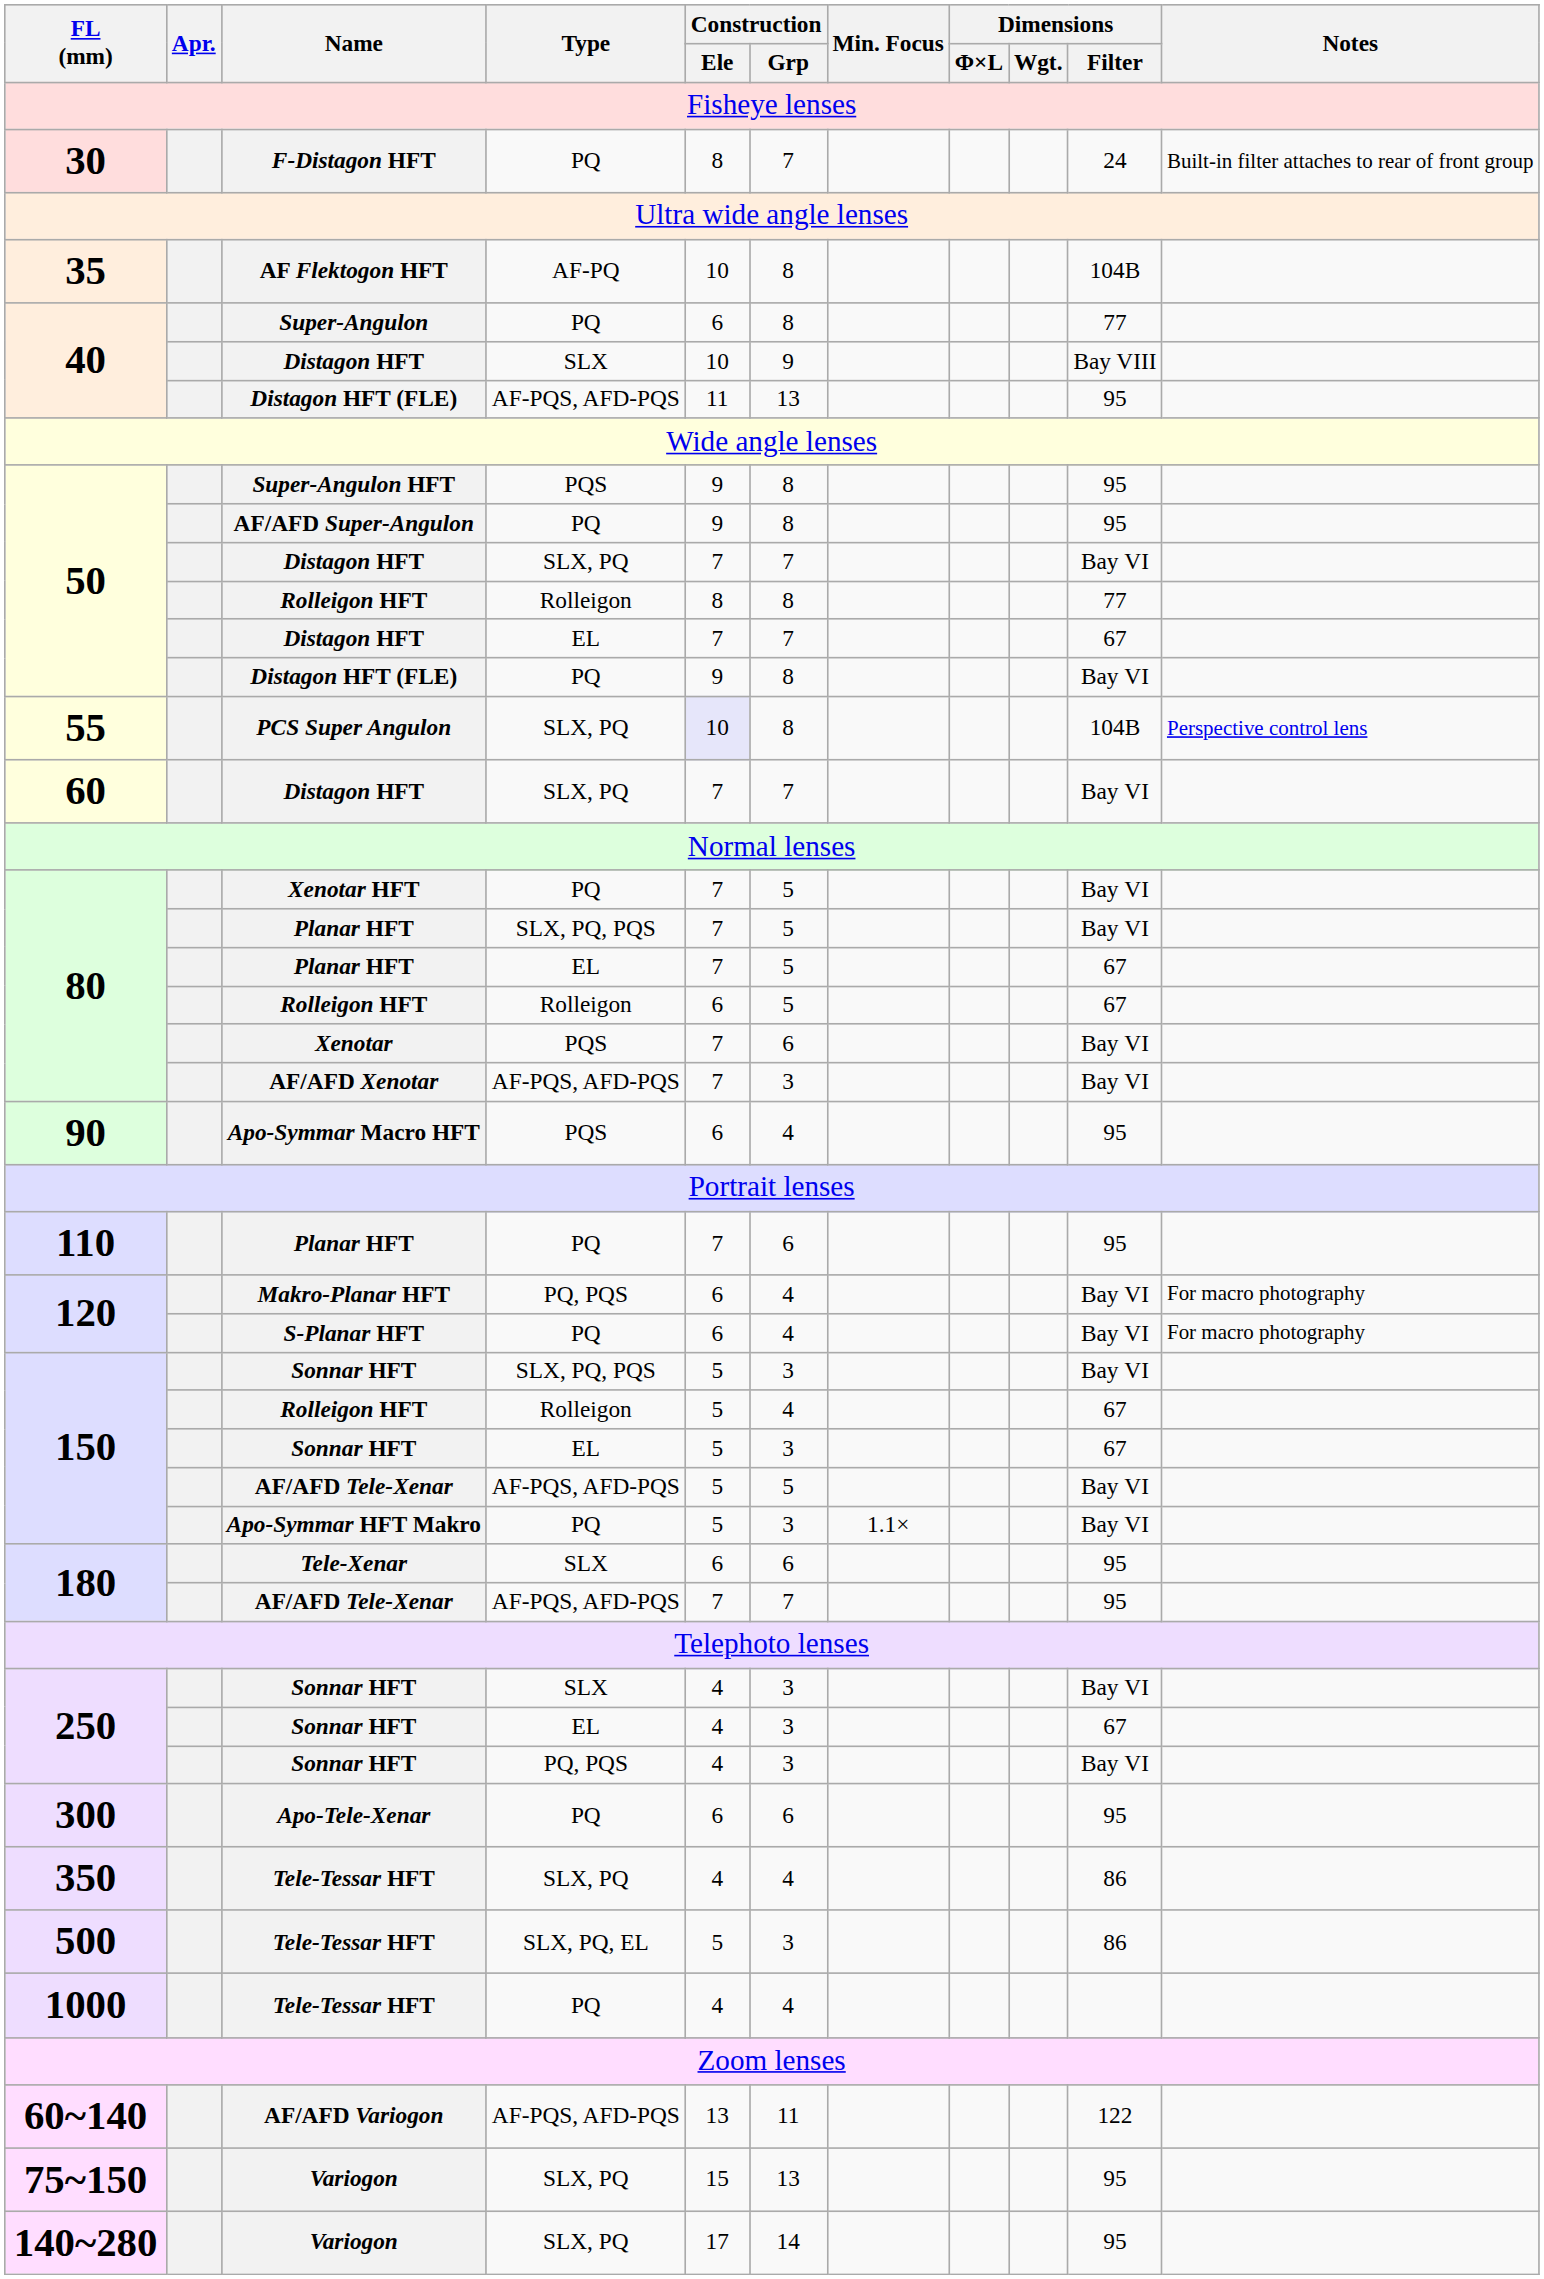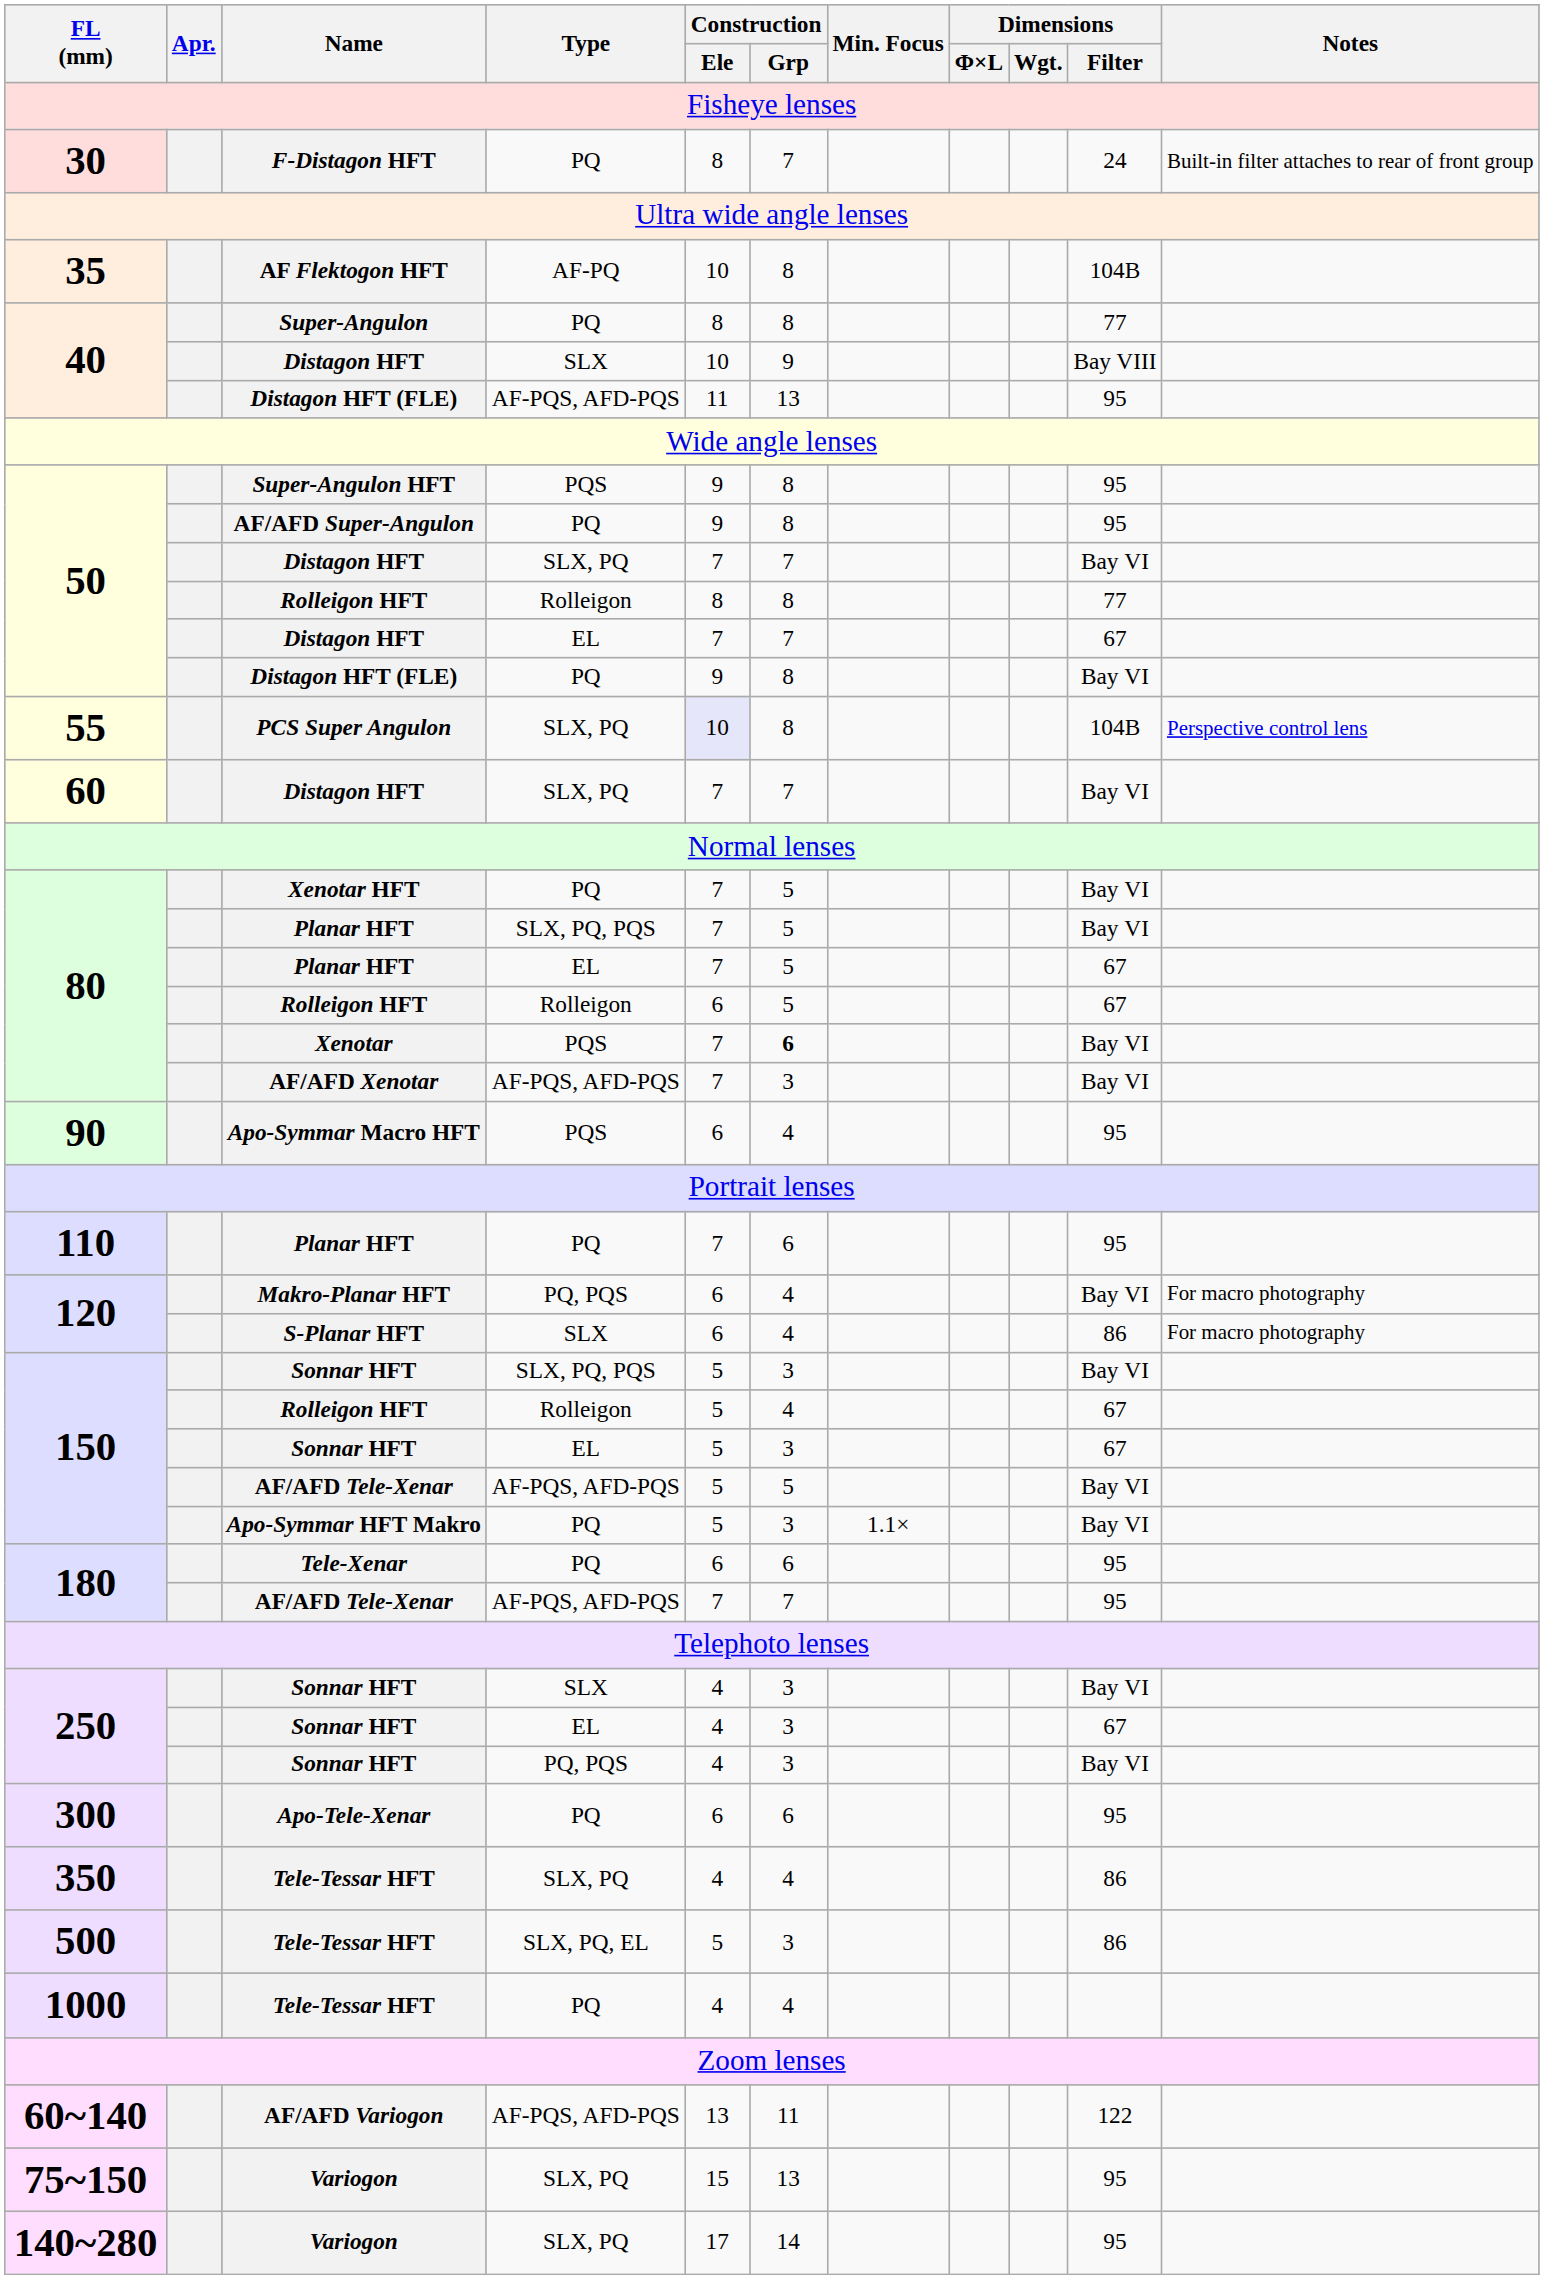(717, 322) 6 -> (717, 322) 8
(788, 1043) normal -> (788, 1043) bold
(586, 1332) PQ -> (586, 1332) SLX
(1115, 1332) Bay VI -> (1115, 1332) 86
(586, 1563) SLX -> (586, 1563) PQ
